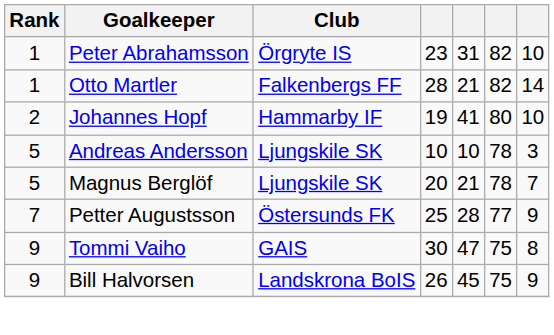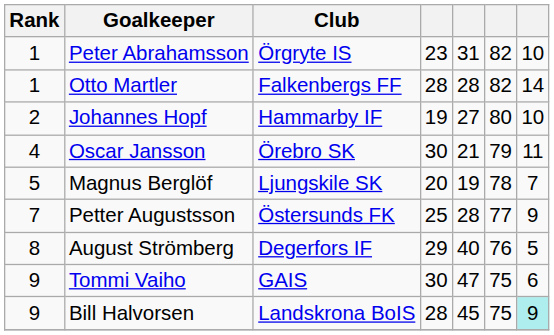(468, 85) 21 -> (468, 85) 28
(468, 118) 41 -> (468, 118) 27
+ row: (137, 150)
- row: (158, 150)
(468, 183) 21 -> (468, 183) 19
+ row: (151, 248)
(533, 248) 8 -> (533, 280) 6
(436, 280) 26 -> (436, 313) 28
(533, 280) no background -> (533, 313) paleturquoise background
